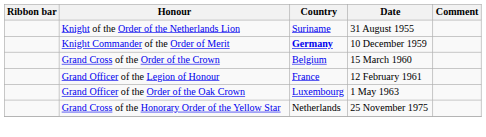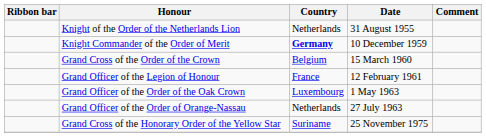(311, 28) Suriname -> (316, 28) Netherlands
+ row: (154, 108)
(316, 108) Netherlands -> (311, 124) Suriname
